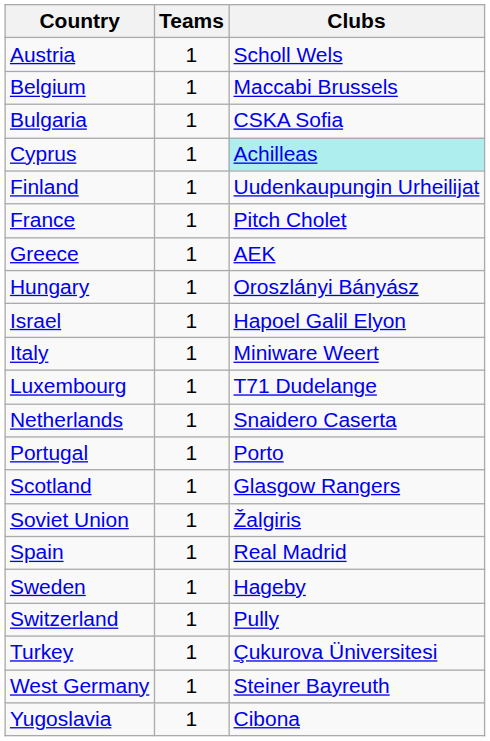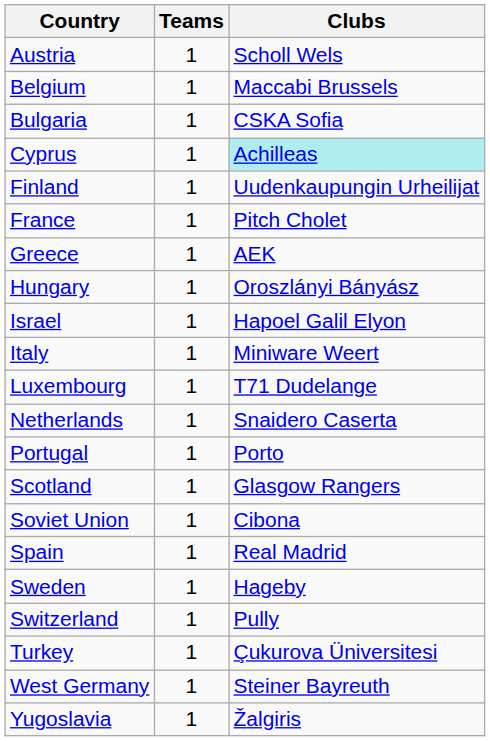(267, 519) Žalgiris -> (267, 519) Cibona
(267, 719) Cibona -> (267, 719) Žalgiris
